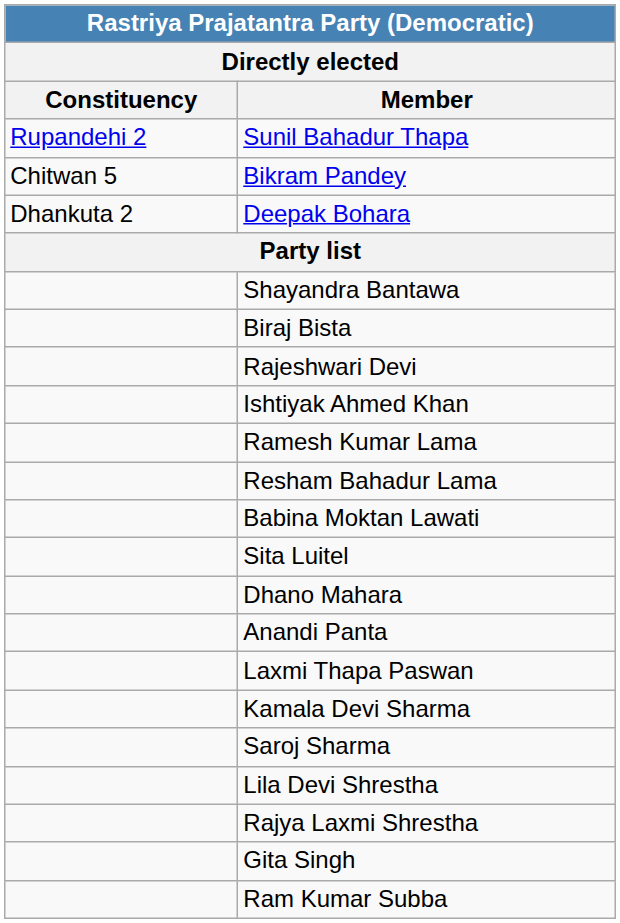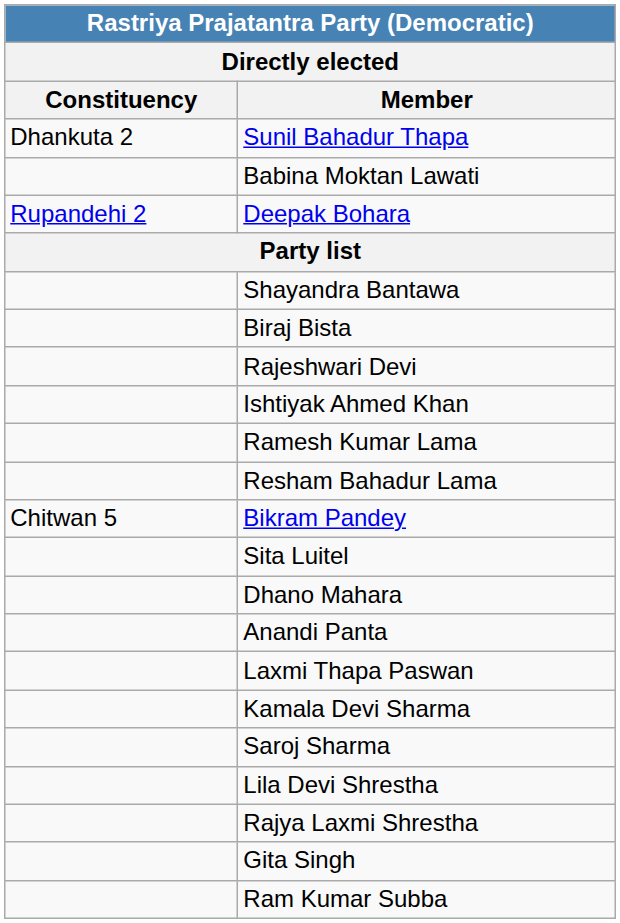(78, 137) Rupandehi 2 -> (72, 137) Dhankuta 2
rows swapped: (325, 175) <-> (361, 518)
(72, 213) Dhankuta 2 -> (78, 213) Rupandehi 2
